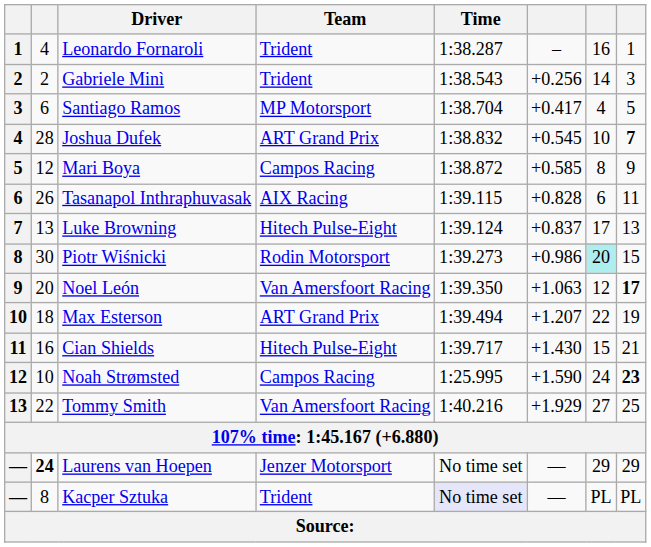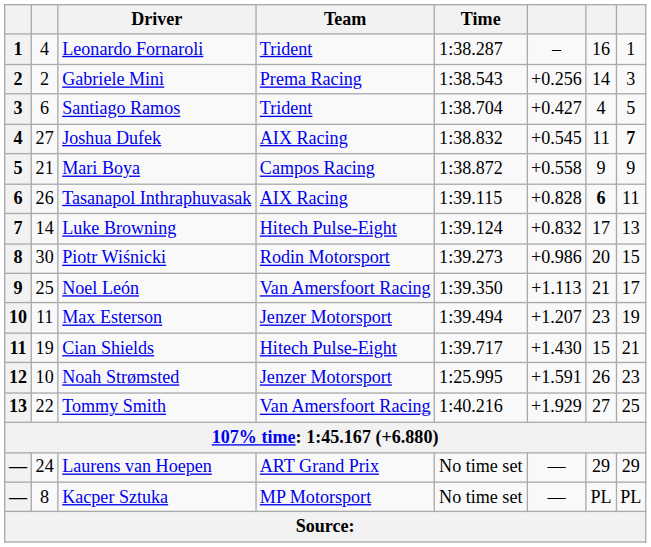(286, 78) Trident -> (311, 78) Prema Racing
(315, 108) MP Motorsport -> (286, 108) Trident
(556, 108) +0.417 -> (556, 108) +0.427
(45, 138) 28 -> (45, 138) 27
(319, 138) ART Grand Prix -> (304, 138) AIX Racing
(601, 138) 10 -> (601, 138) 11
(45, 168) 12 -> (45, 168) 21
(556, 168) +0.585 -> (556, 168) +0.558
(601, 168) 8 -> (601, 168) 9
(601, 198) normal -> (601, 198) bold
(45, 227) 13 -> (45, 227) 14
(556, 227) +0.837 -> (556, 227) +0.832
(601, 257) paleturquoise background -> (601, 257) no background
(45, 287) 20 -> (45, 287) 25
(556, 287) +1.063 -> (556, 287) +1.113
(601, 287) 12 -> (601, 287) 21
(631, 287) bold -> (631, 287) normal
(45, 317) 18 -> (45, 317) 11
(319, 317) ART Grand Prix -> (326, 317) Jenzer Motorsport
(601, 317) 22 -> (601, 317) 23
(45, 347) 16 -> (45, 347) 19
(317, 377) Campos Racing -> (326, 377) Jenzer Motorsport
(556, 377) +1.590 -> (556, 377) +1.591
(601, 377) 24 -> (601, 377) 26
(631, 377) bold -> (631, 377) normal
(45, 466) bold -> (45, 466) normal
(326, 466) Jenzer Motorsport -> (319, 466) ART Grand Prix
(286, 496) Trident -> (315, 496) MP Motorsport
(481, 496) lavender background -> (481, 496) no background
